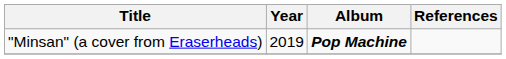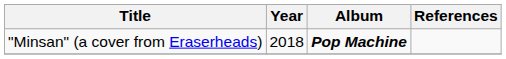(287, 41) 2019 -> (287, 41) 2018
